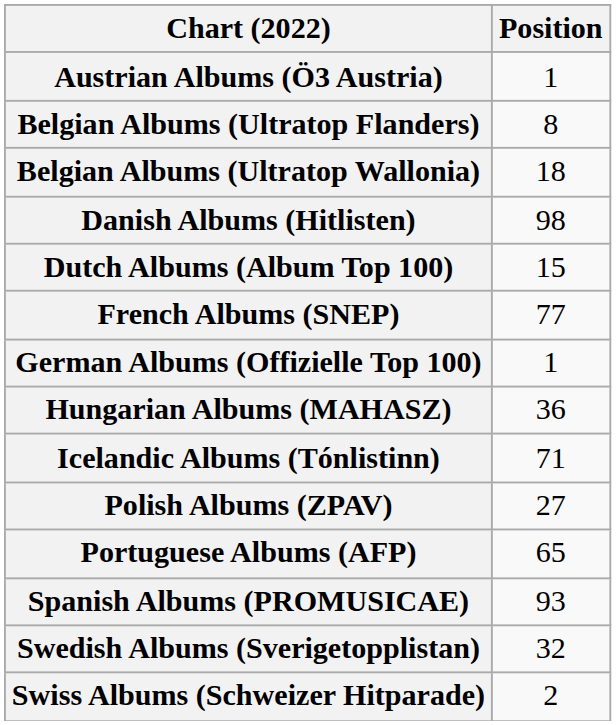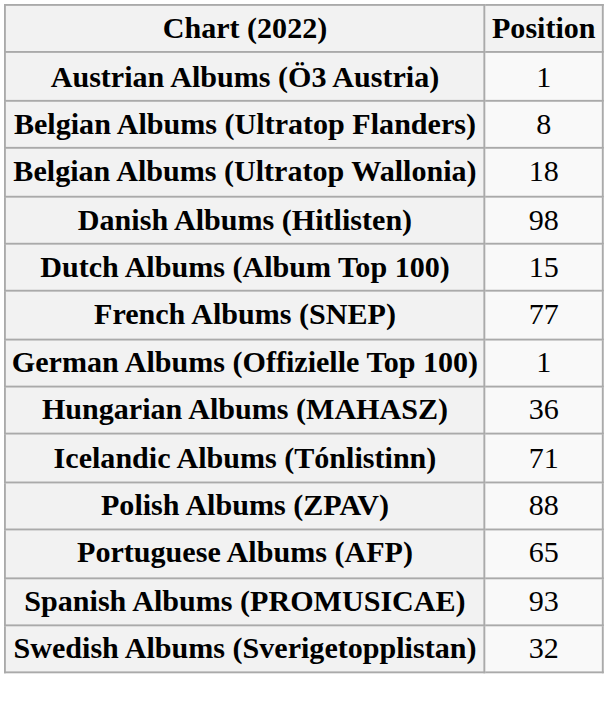(551, 505) 27 -> (544, 505) 88
- row: (248, 696)
